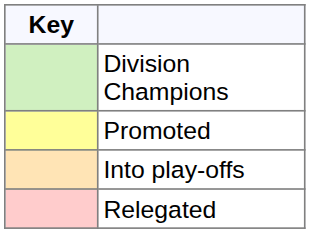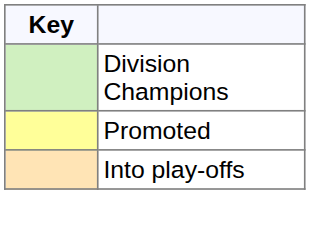- row: (160, 209)
